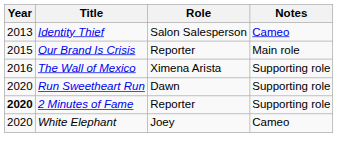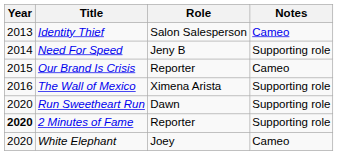+ row: (80, 50)
(276, 50) Main role -> (271, 68) Cameo
